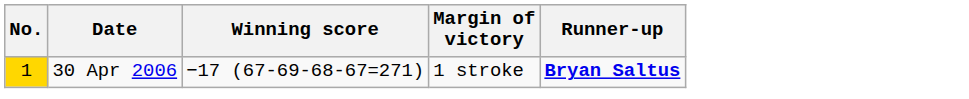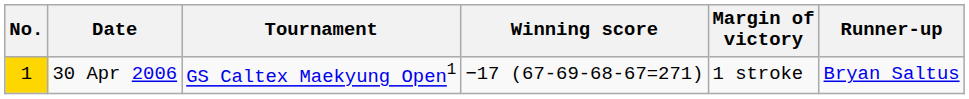+ column: (321, 31)
(612, 72) bold -> (892, 75) normal
